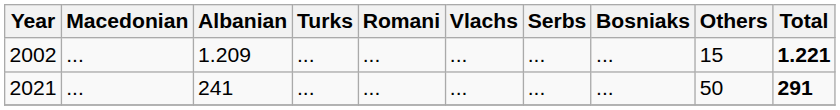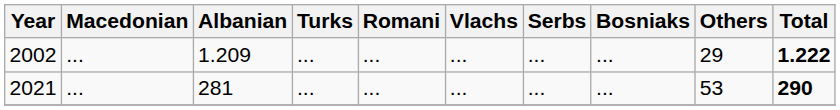(711, 54) 15 -> (711, 54) 29
(804, 54) 1.221 -> (804, 54) 1.222
(216, 88) 241 -> (216, 88) 281
(711, 88) 50 -> (711, 88) 53
(795, 88) 291 -> (795, 88) 290
